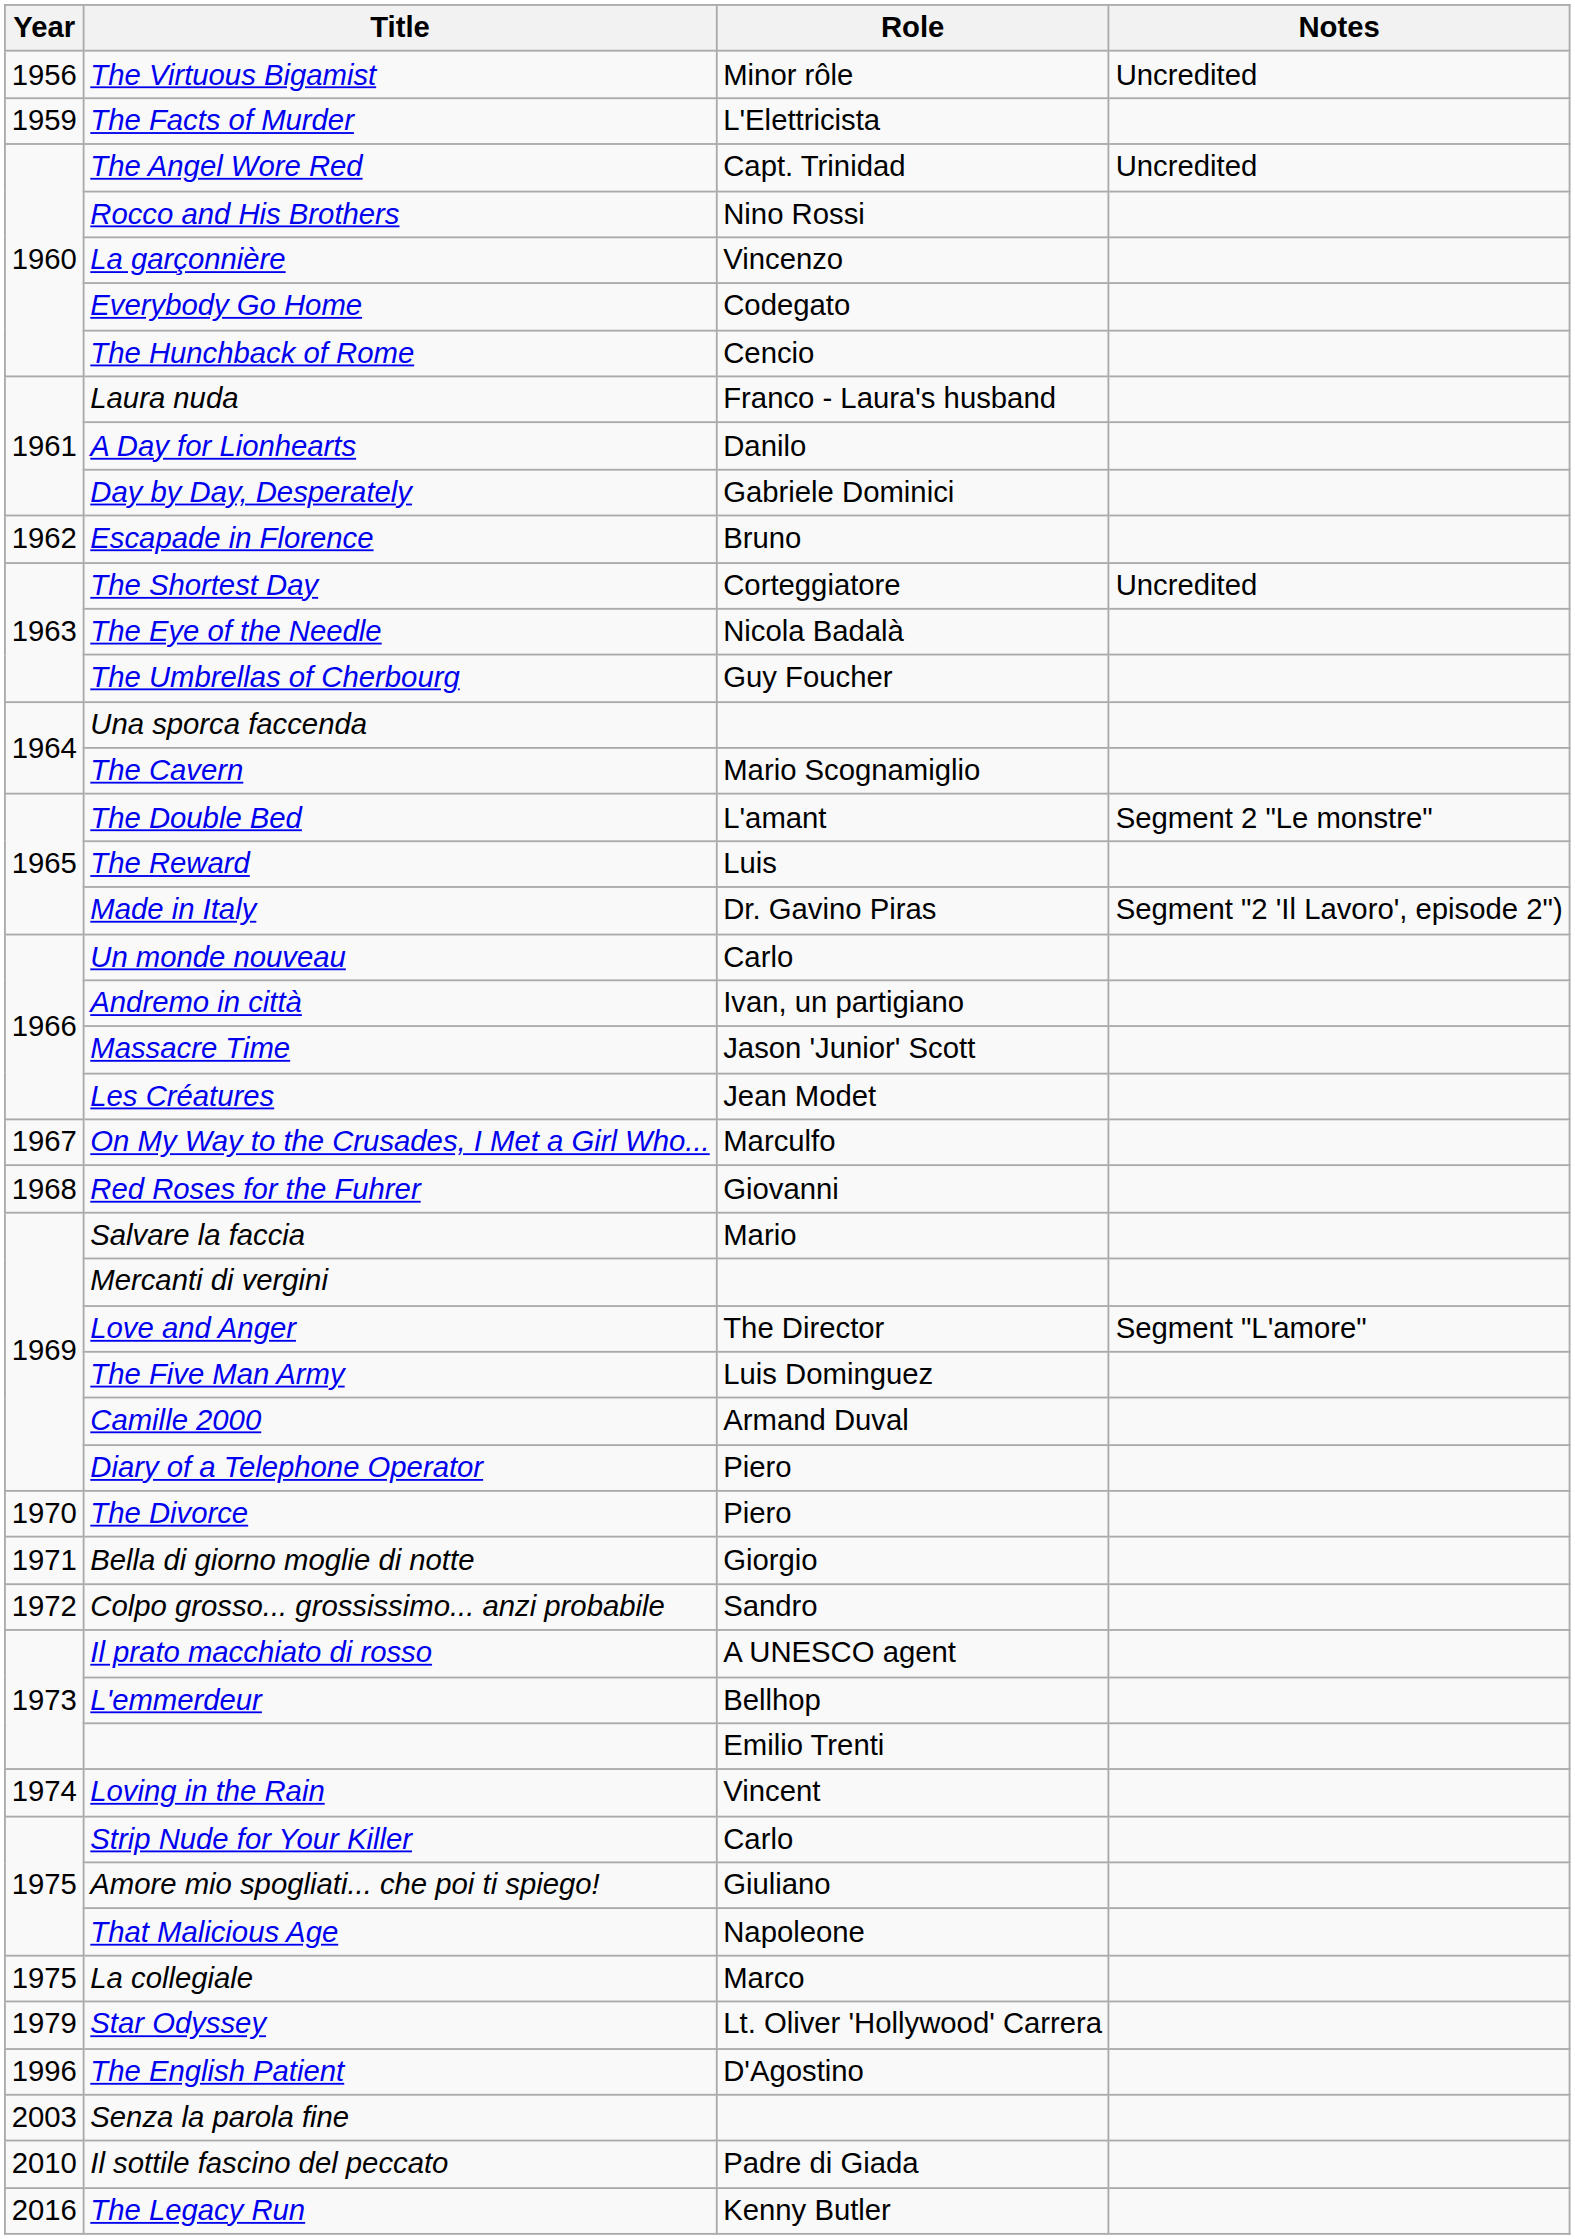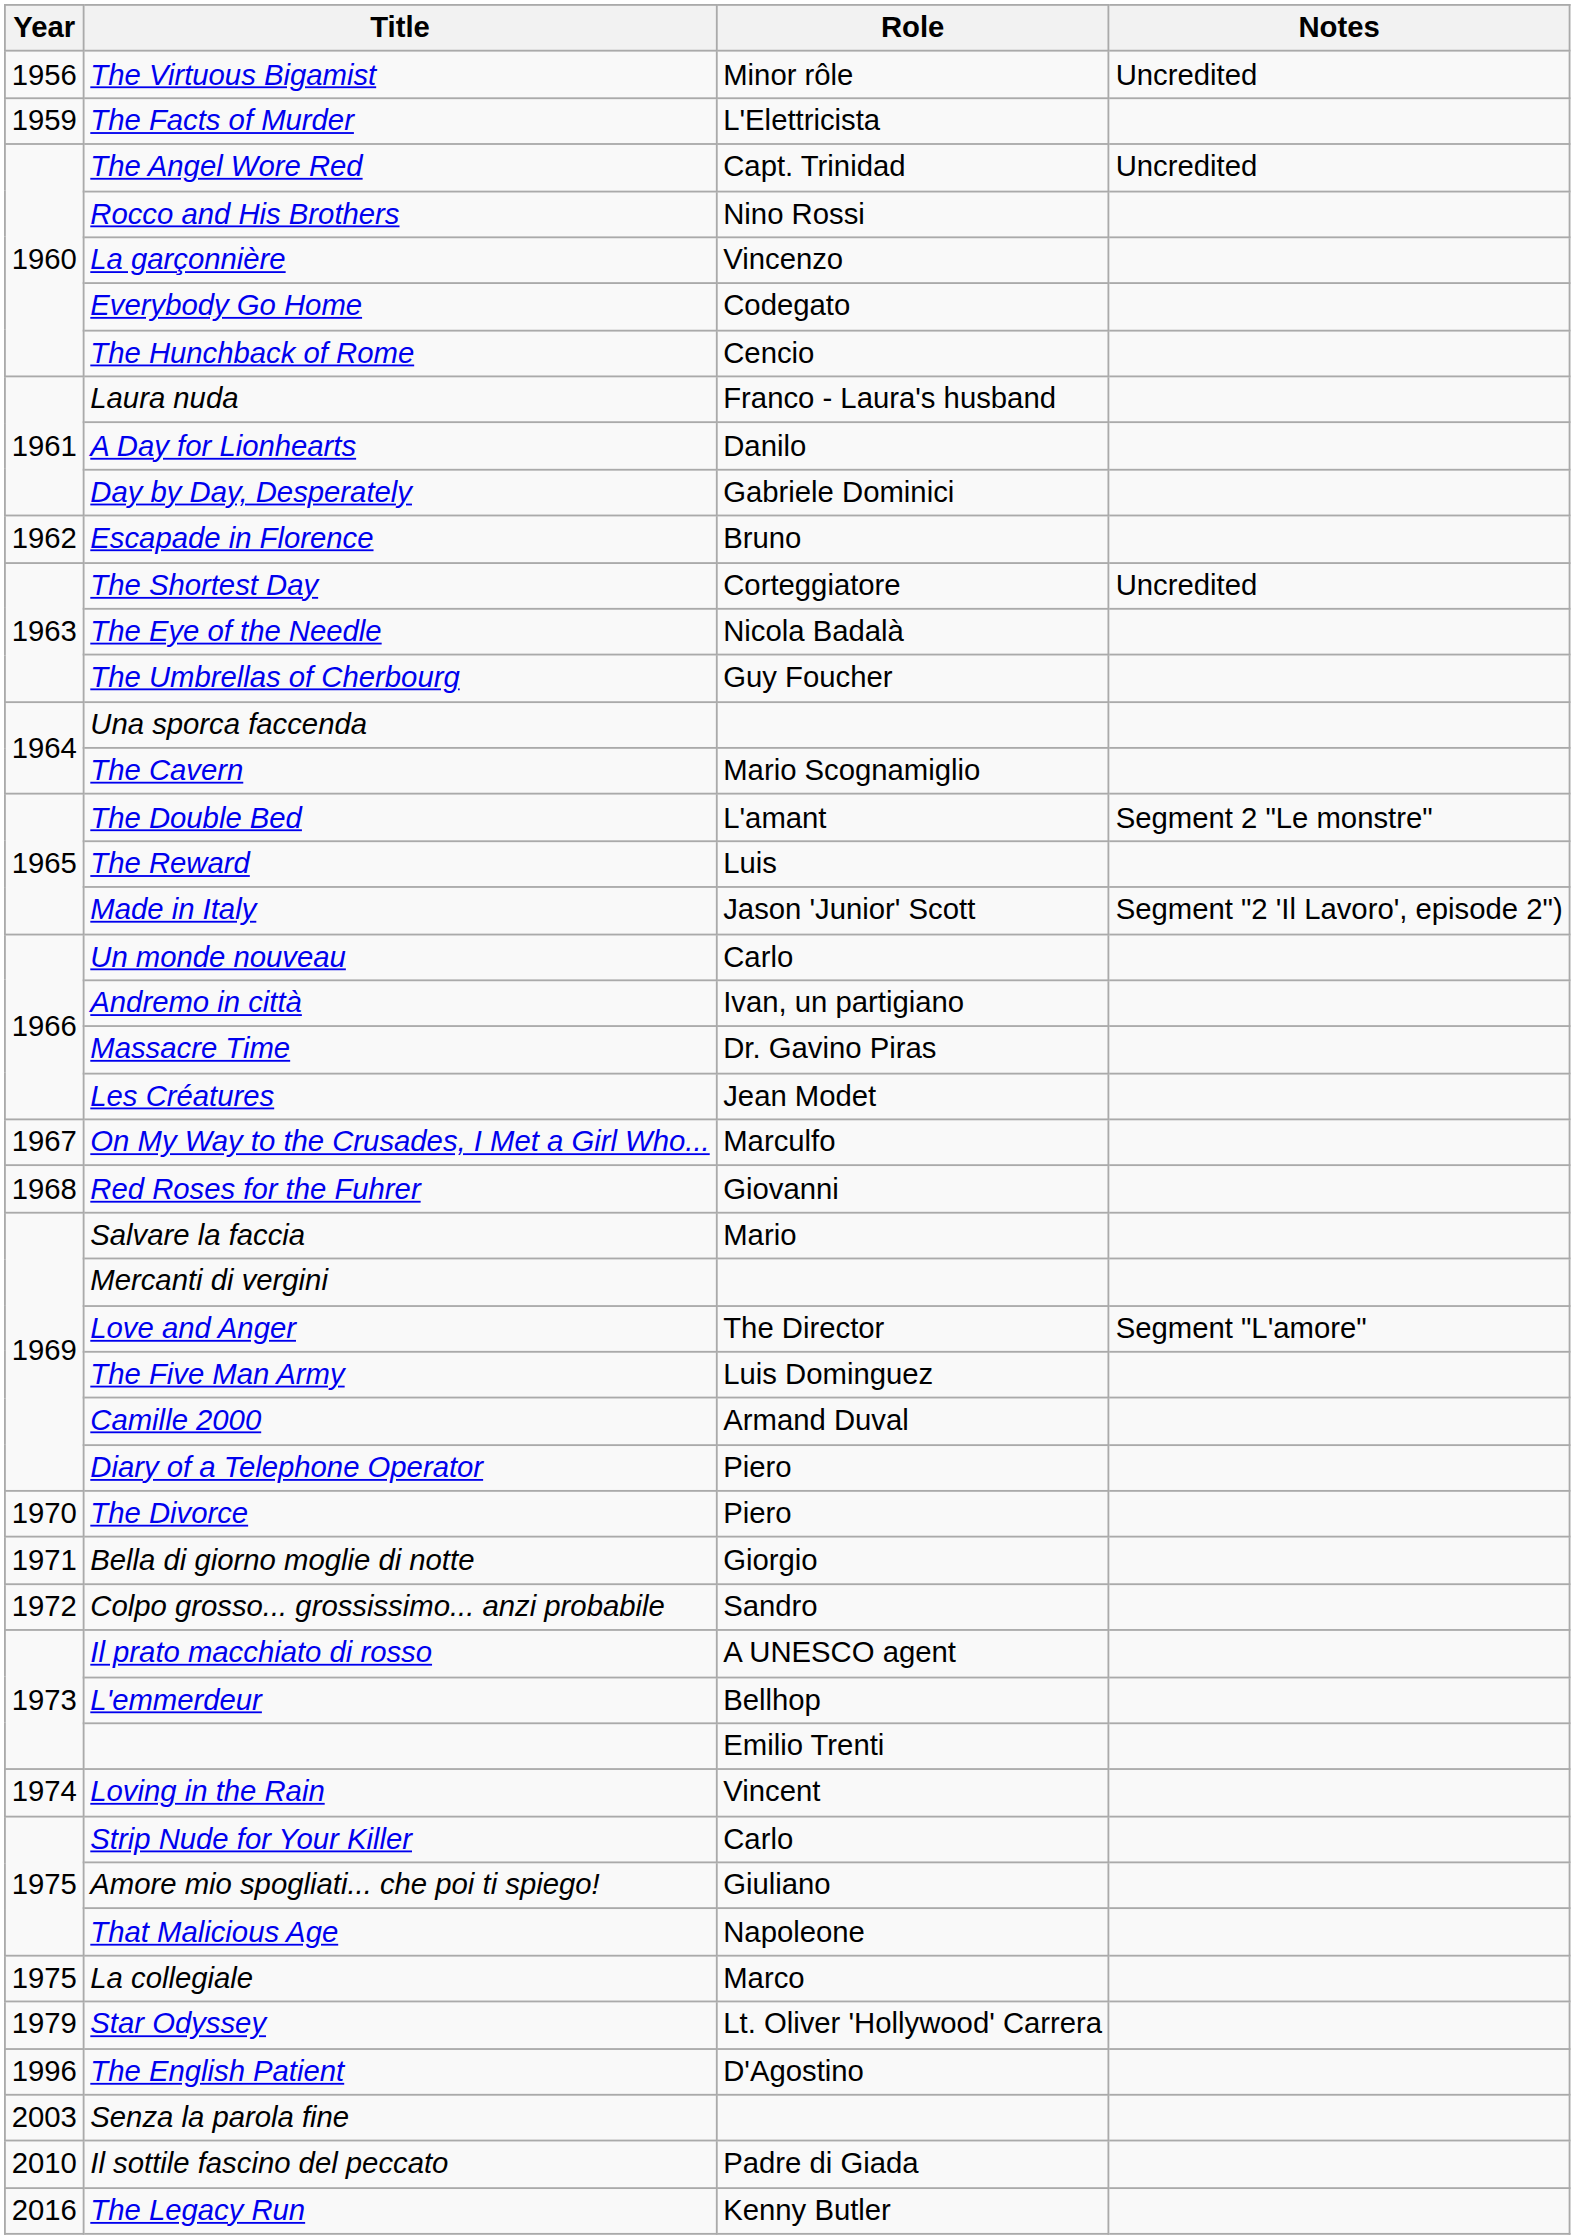(830, 910) Dr. Gavino Piras -> (849, 910) Jason 'Junior' Scott
(849, 1049) Jason 'Junior' Scott -> (830, 1049) Dr. Gavino Piras
